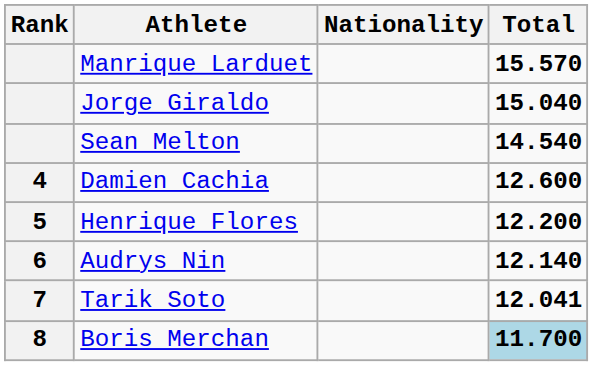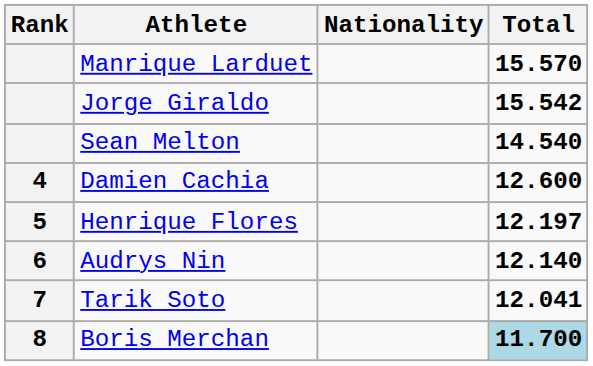(539, 103) 15.040 -> (539, 103) 15.542
(539, 222) 12.200 -> (539, 222) 12.197
